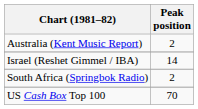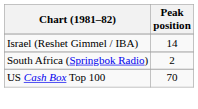- row: (74, 43)
